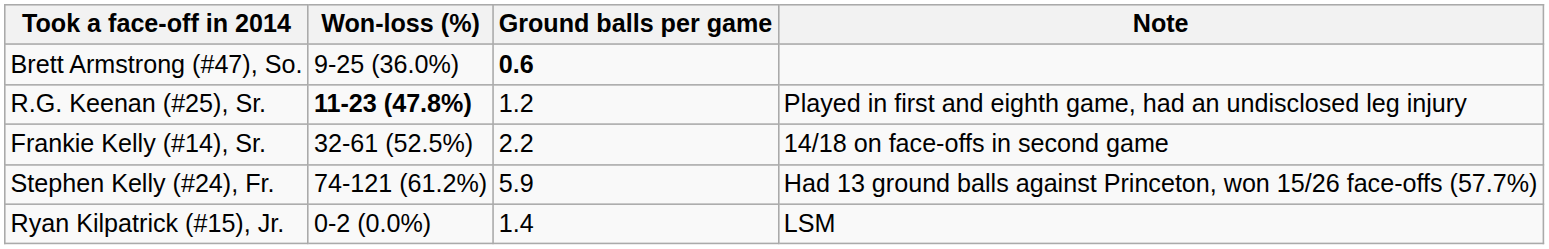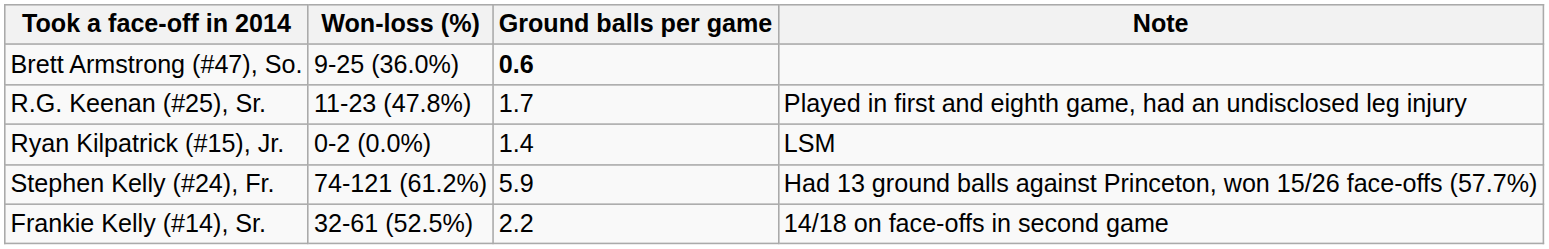(393, 104) bold -> (393, 104) normal
(516, 104) 1.2 -> (516, 104) 1.7
rows swapped: (138, 143) <-> (147, 223)
